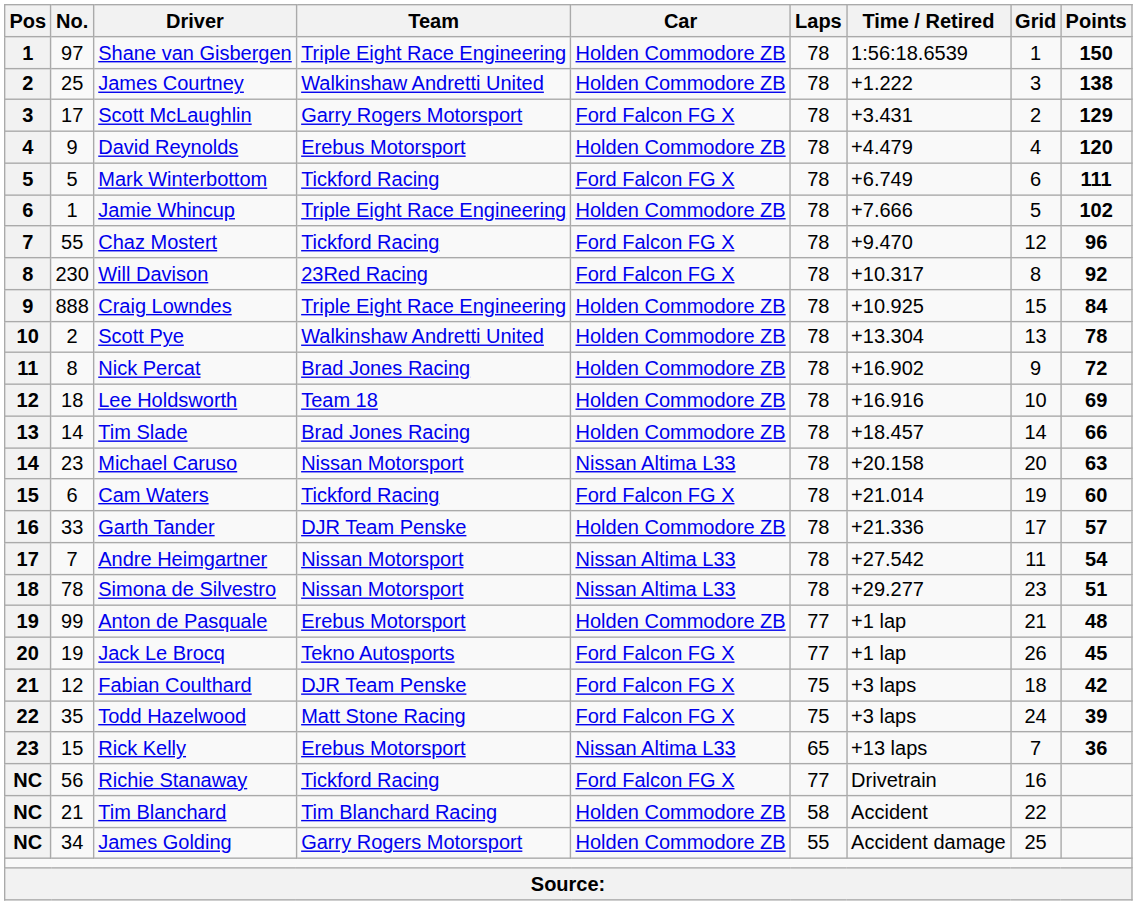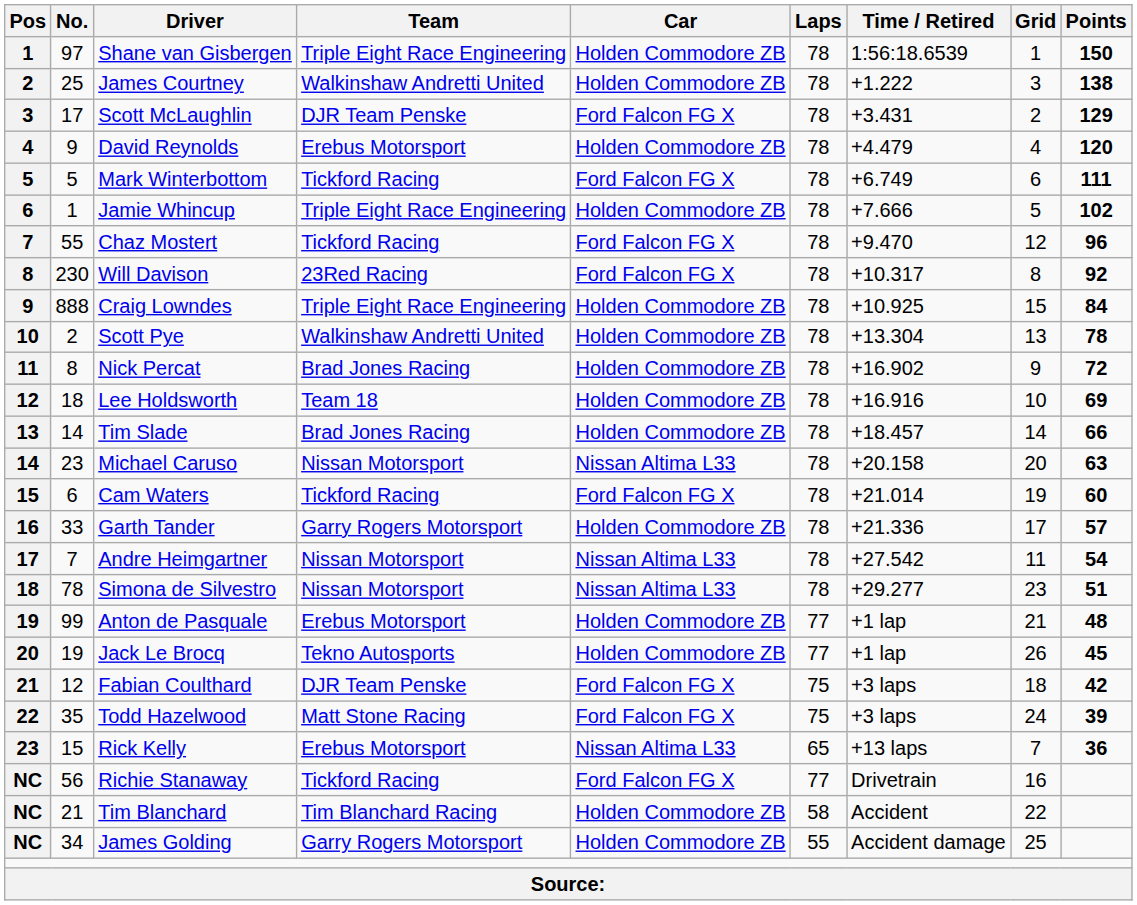(412, 116) Garry Rogers Motorsport -> (384, 116) DJR Team Penske
(384, 527) DJR Team Penske -> (412, 527) Garry Rogers Motorsport
(655, 653) Ford Falcon FG X -> (681, 653) Holden Commodore ZB
